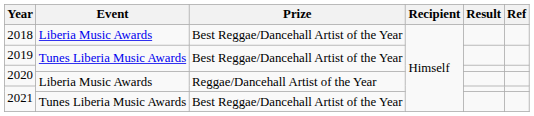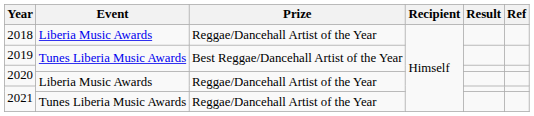(297, 34) Best Reggae/Dancehall Artist of the Year -> (284, 34) Reggae/Dancehall Artist of the Year
(297, 101) Best Reggae/Dancehall Artist of the Year -> (284, 101) Reggae/Dancehall Artist of the Year
